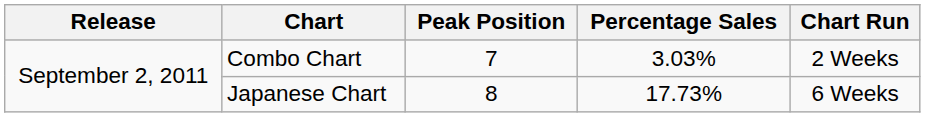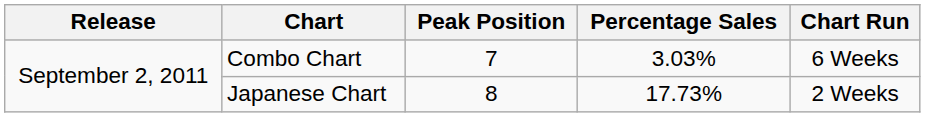(855, 58) 2 Weeks -> (855, 58) 6 Weeks
(855, 93) 6 Weeks -> (855, 93) 2 Weeks
